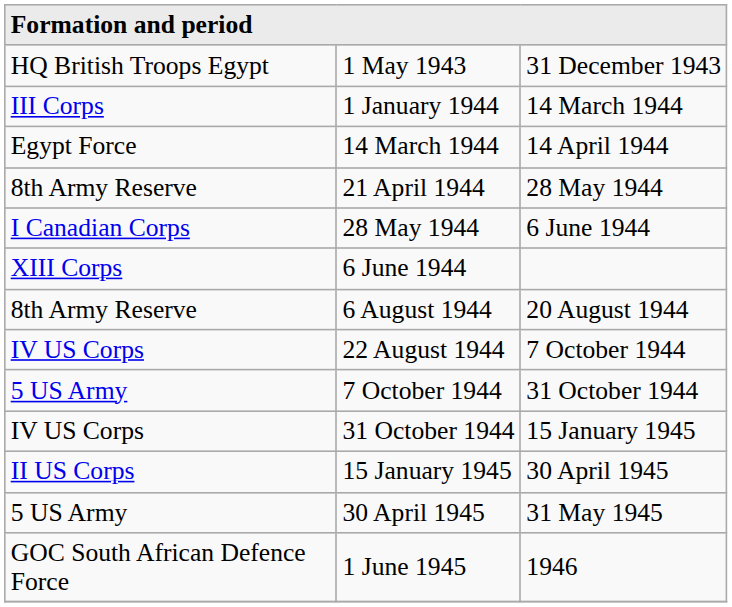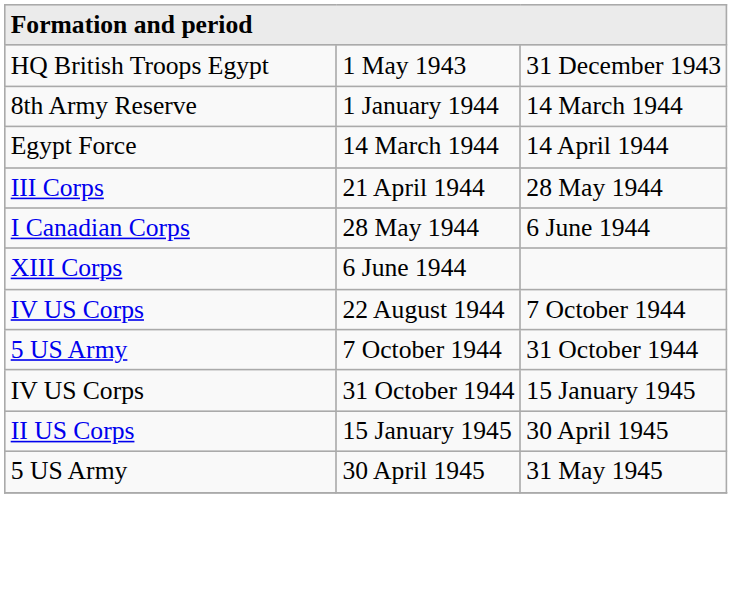(57, 106) III Corps -> (104, 106) 8th Army Reserve
(104, 187) 8th Army Reserve -> (57, 187) III Corps
- row: (417, 308)
- row: (404, 567)
